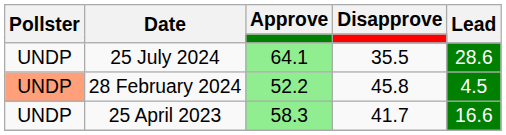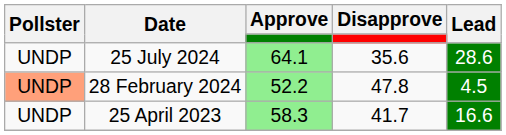(390, 57) 35.5 -> (390, 57) 35.6
(390, 86) 45.8 -> (390, 86) 47.8
